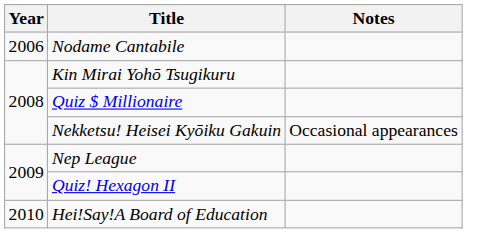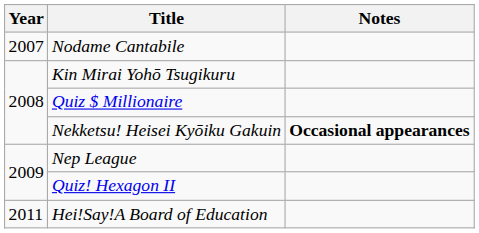(26, 46) 2006 -> (26, 46) 2007
(374, 130) normal -> (379, 130) bold
(26, 213) 2010 -> (26, 213) 2011
